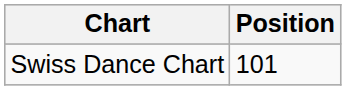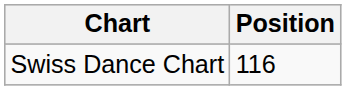(257, 64) 101 -> (256, 64) 116
